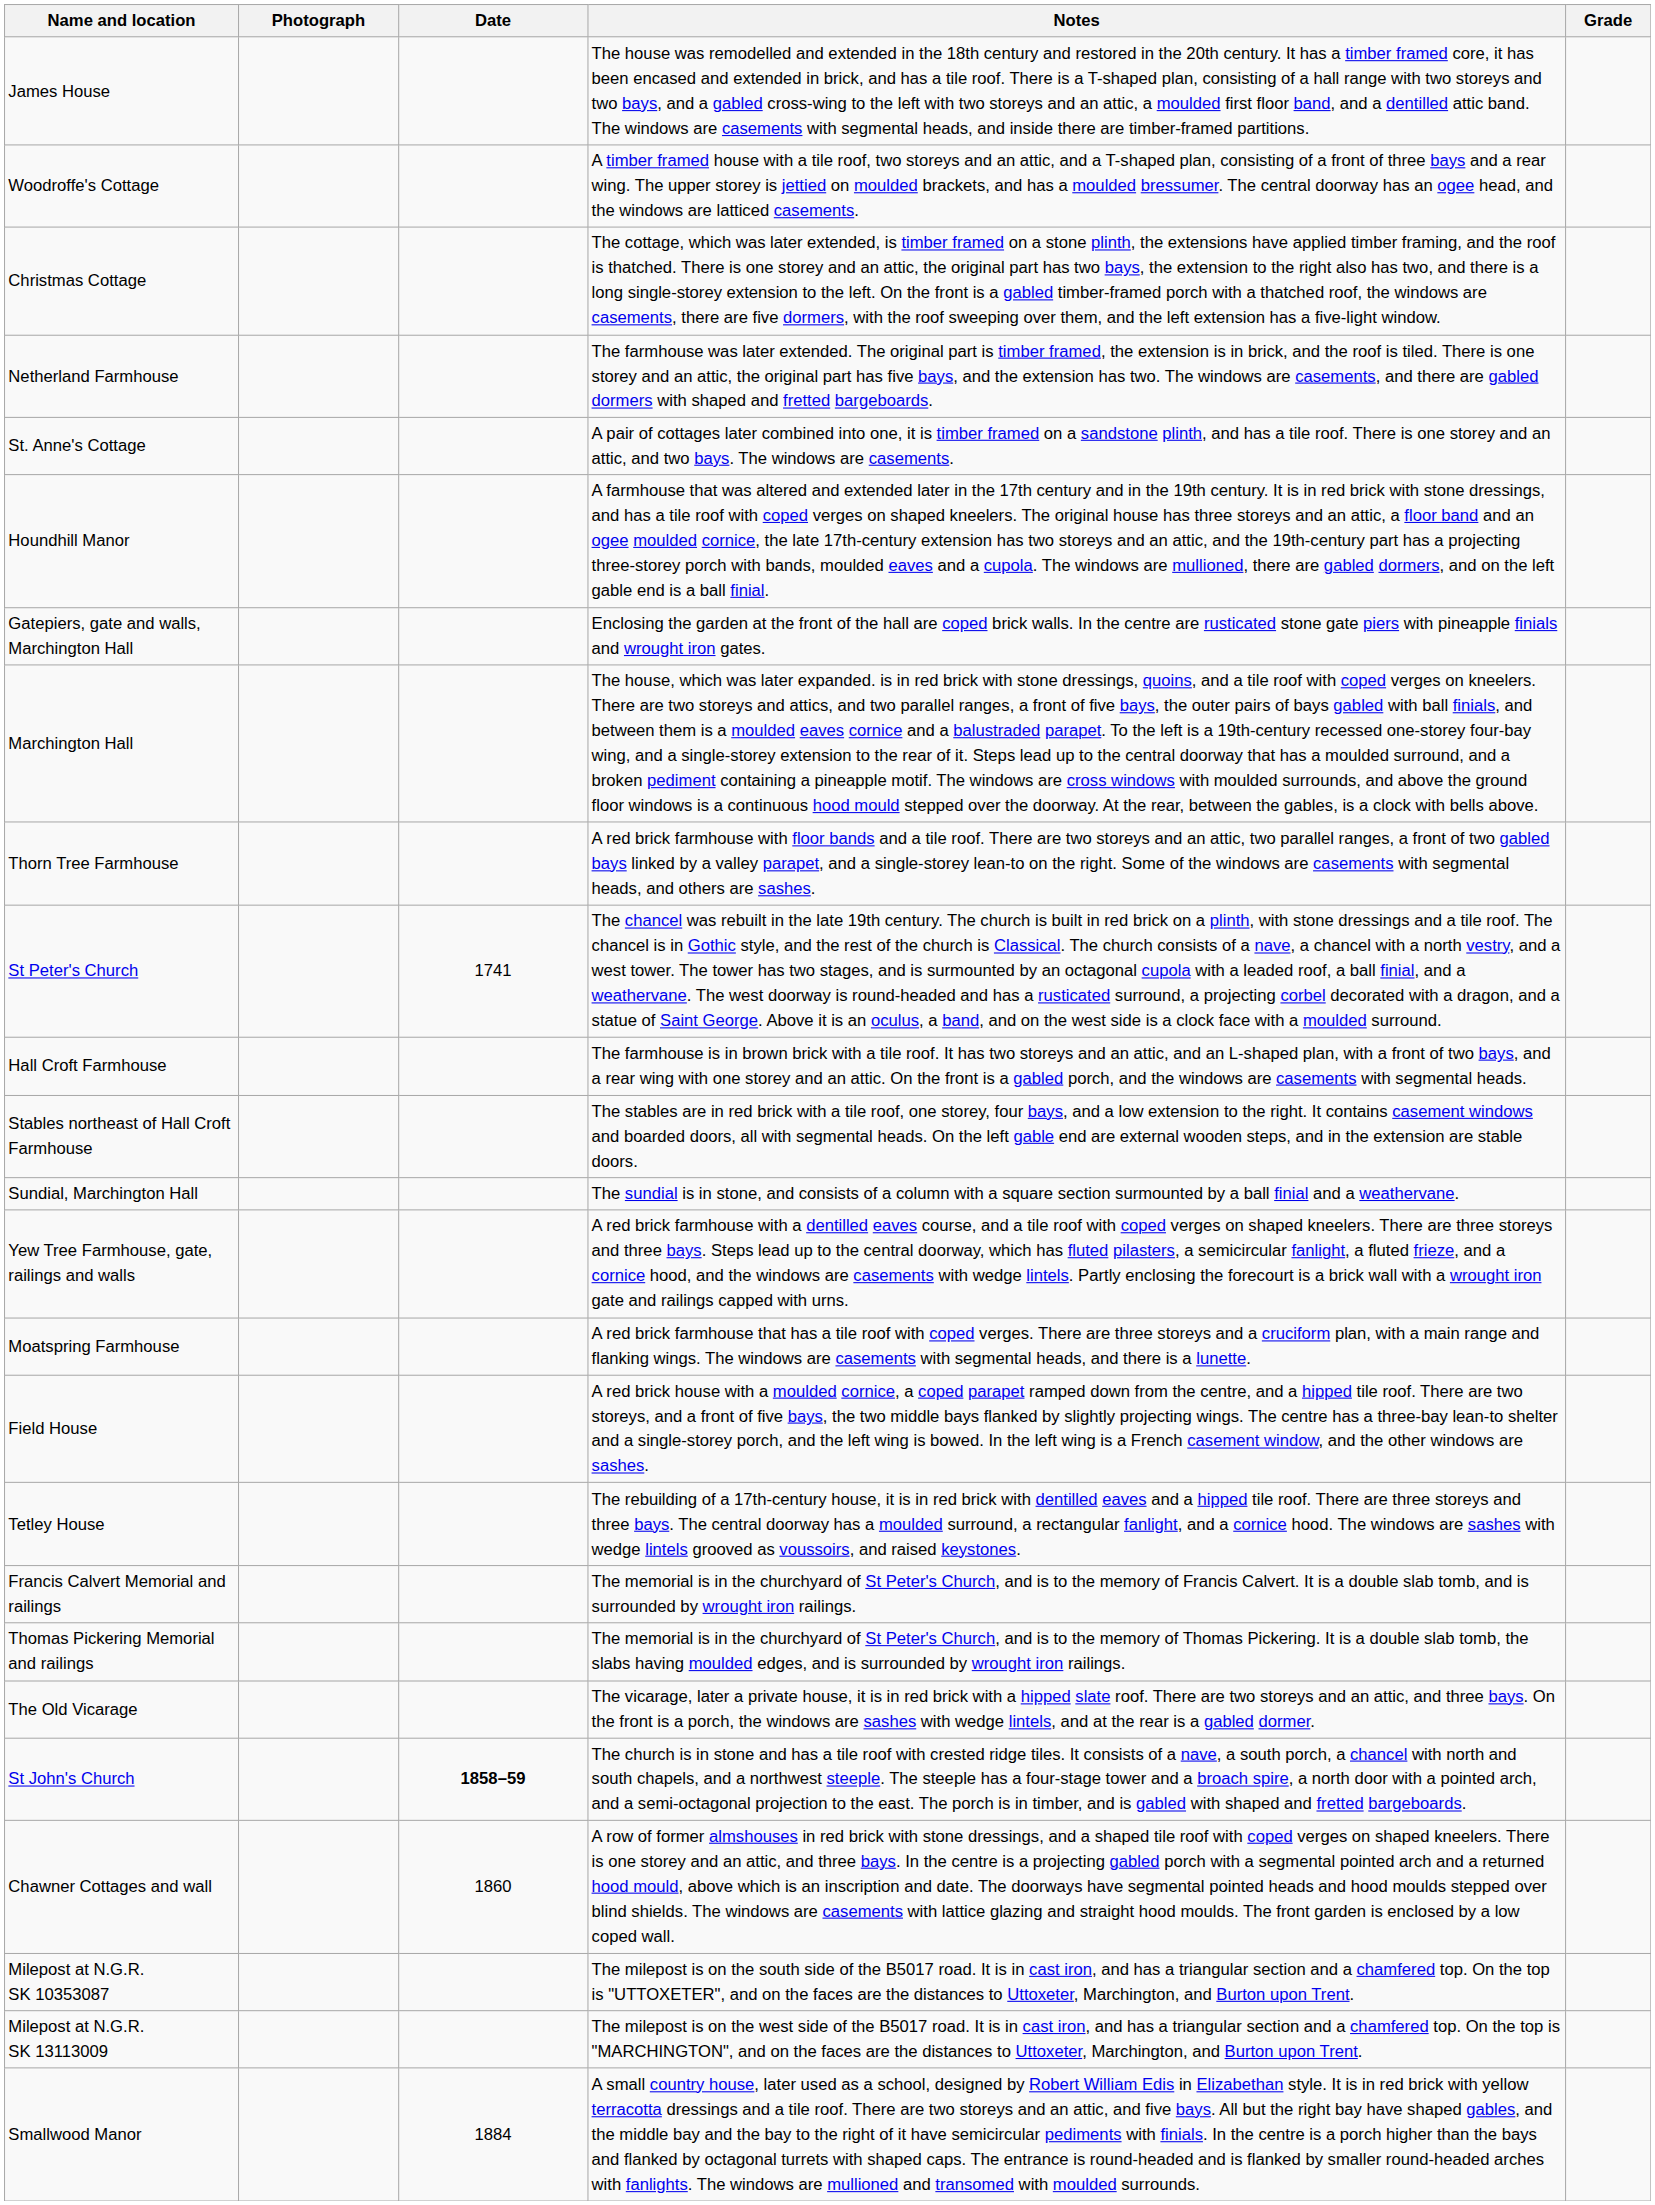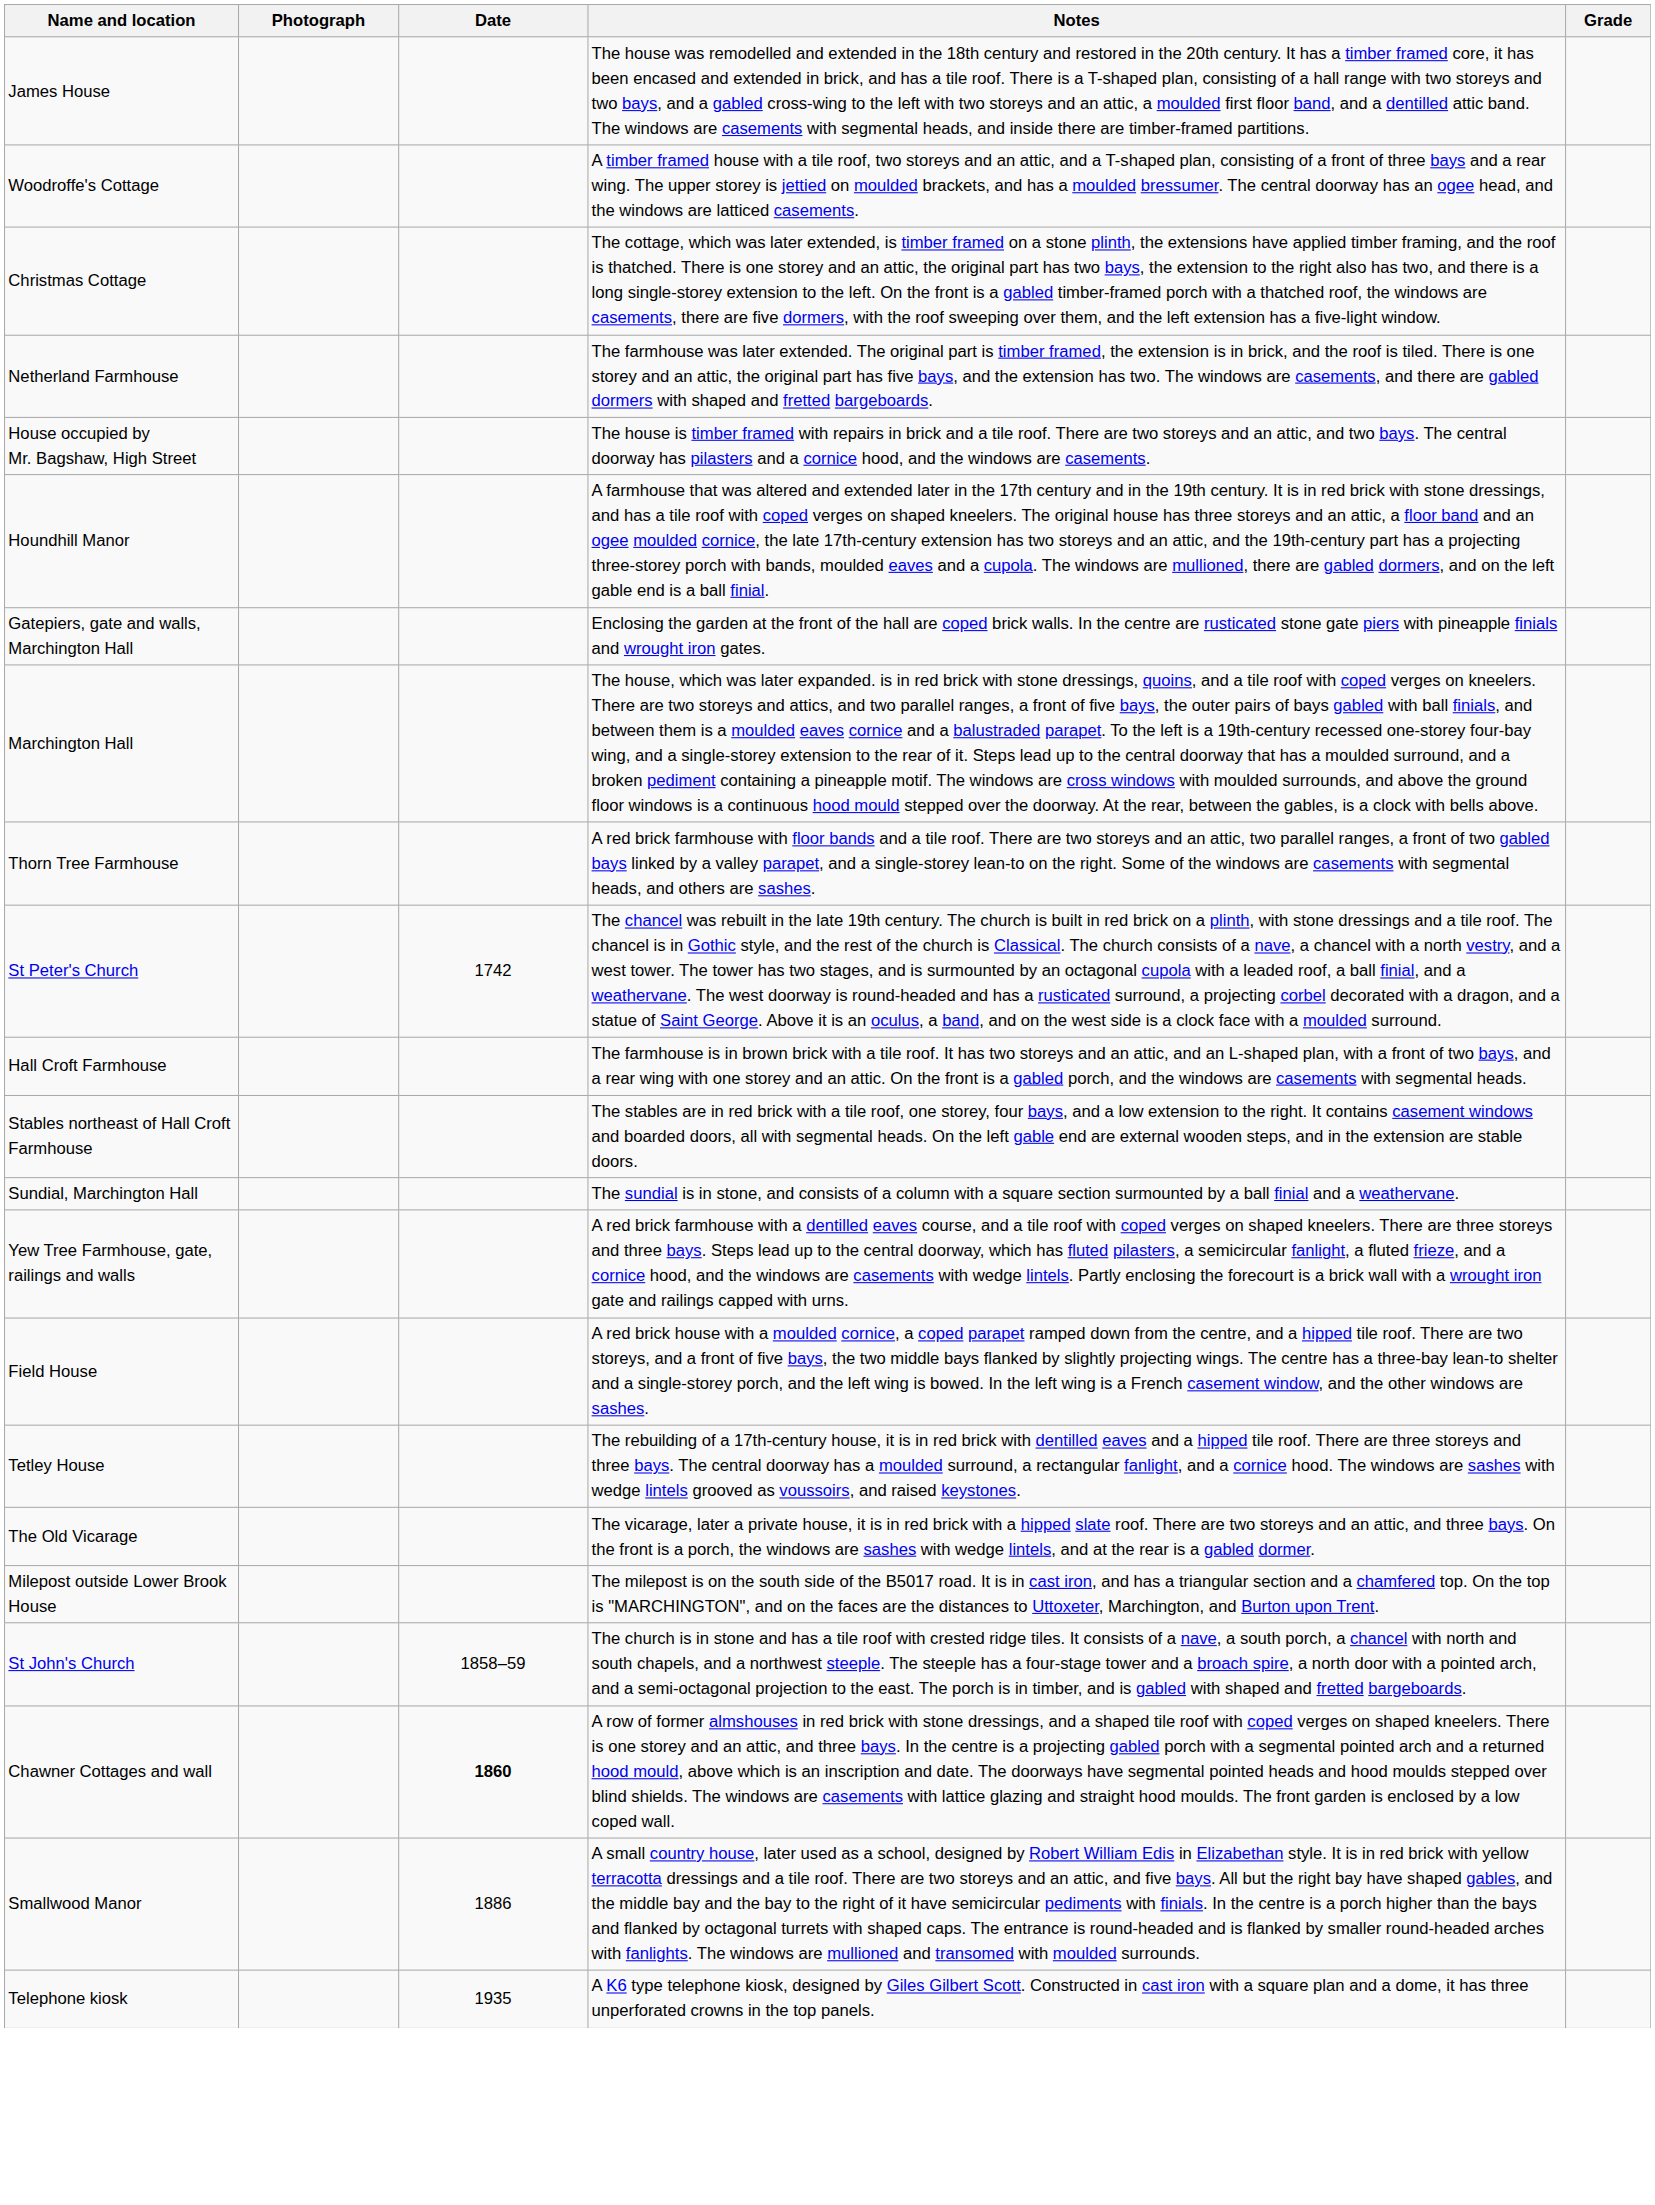+ row: (102, 446)
- row: (77, 446)
(493, 971) 1741 -> (493, 971) 1742
- row: (94, 1346)
- row: (117, 1594)
- row: (111, 1651)
+ row: (117, 1594)
(493, 1779) bold -> (493, 1664) normal
(493, 1886) normal -> (493, 1771) bold
- row: (76, 1981)
- row: (76, 2039)
(493, 2134) 1884 -> (493, 1904) 1886
+ row: (68, 1999)
